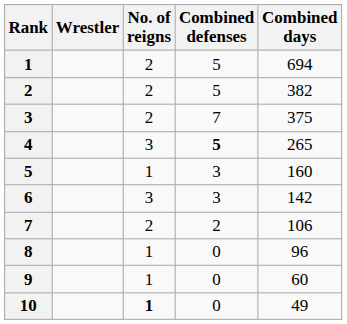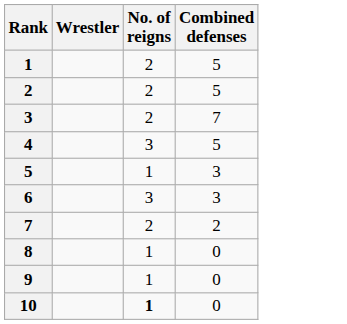- column: (300, 27)
(217, 144) bold -> (217, 144) normal
